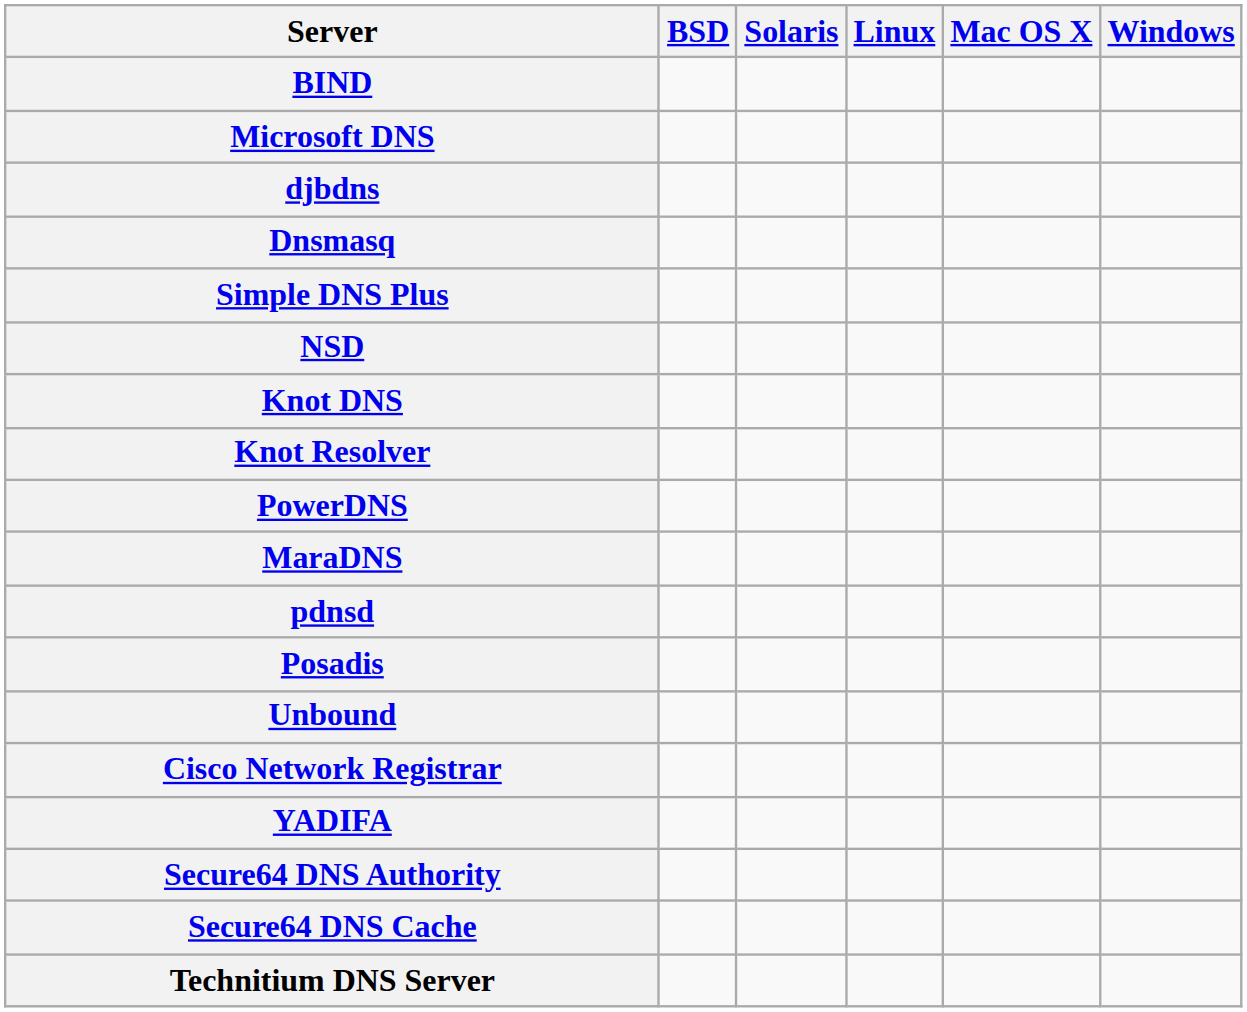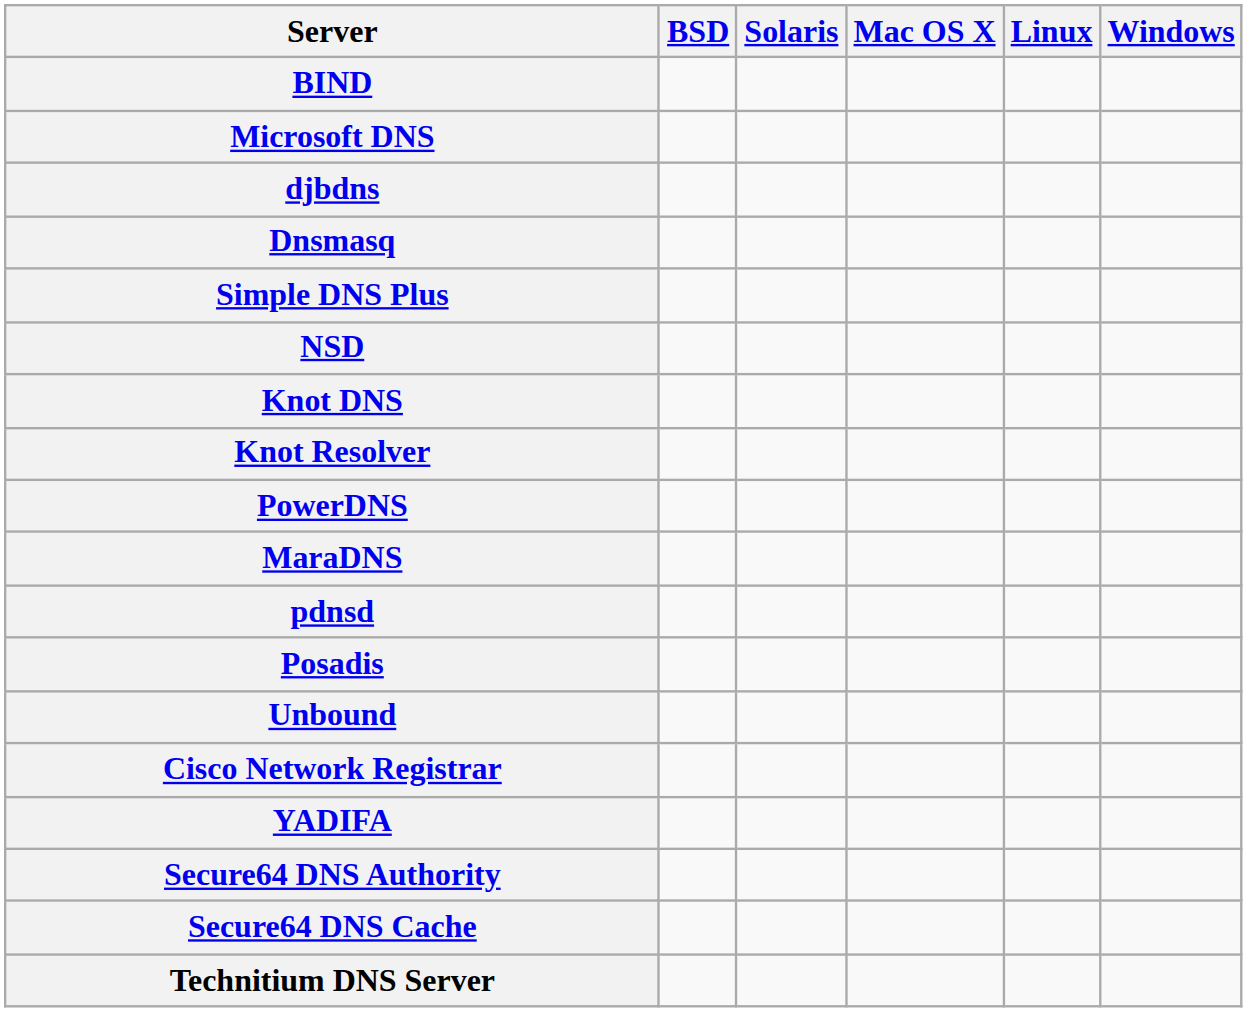columns swapped: (894, 30) <-> (1021, 30)
